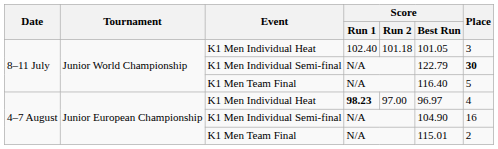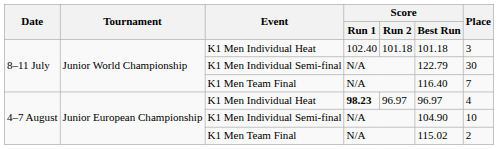(433, 48) 101.05 -> (433, 48) 101.18
(471, 65) bold -> (471, 65) normal
(469, 83) 5 -> (469, 83) 7
(394, 100) 97.00 -> (394, 100) 96.97
(471, 118) 16 -> (471, 118) 10
(432, 135) 115.01 -> (432, 135) 115.02
